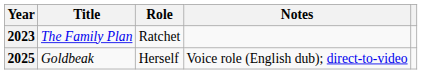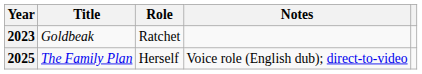(87, 36) The Family Plan -> (67, 36) Goldbeak
(67, 58) Goldbeak -> (87, 58) The Family Plan
